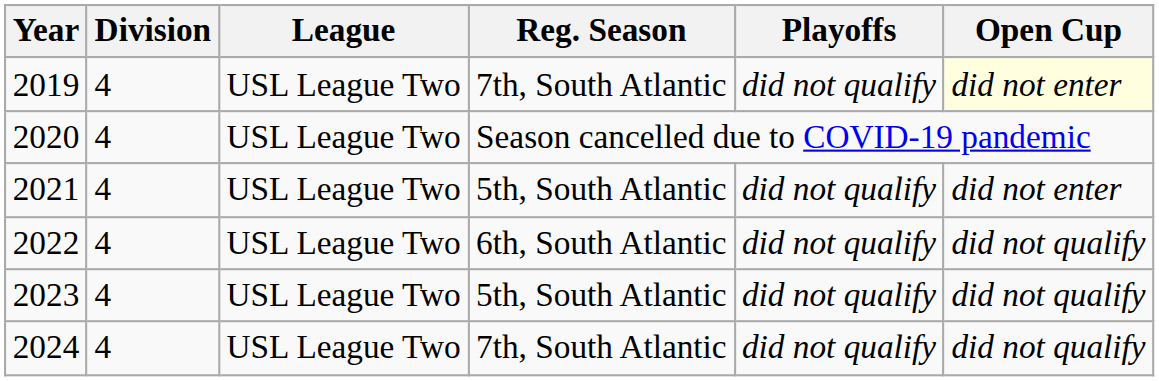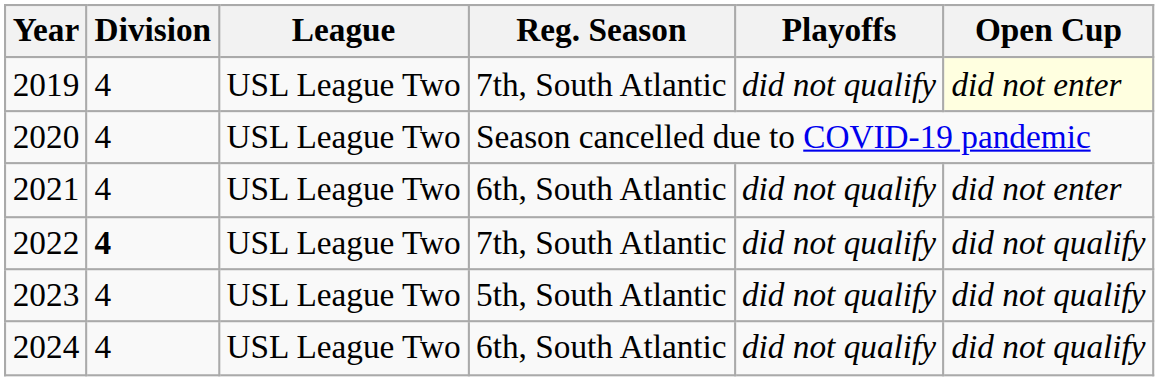(601, 189) 5th, South Atlantic -> (601, 189) 6th, South Atlantic
(103, 242) normal -> (103, 242) bold
(601, 242) 6th, South Atlantic -> (601, 242) 7th, South Atlantic
(601, 347) 7th, South Atlantic -> (601, 347) 6th, South Atlantic
